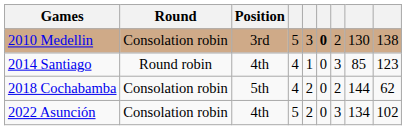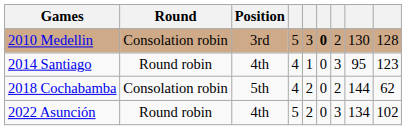(388, 40) 138 -> (388, 40) 128
(359, 64) 85 -> (359, 64) 95
(176, 112) Consolation robin -> (176, 112) Round robin
